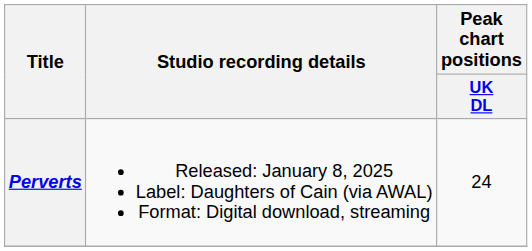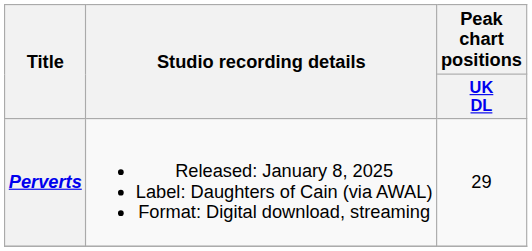(481, 182) 24 -> (481, 182) 29
